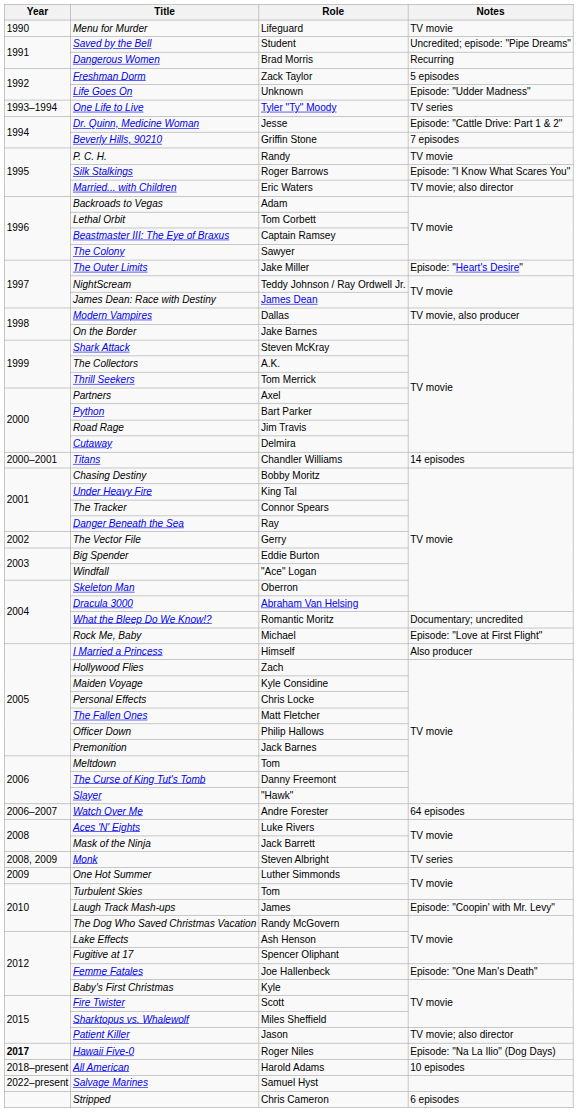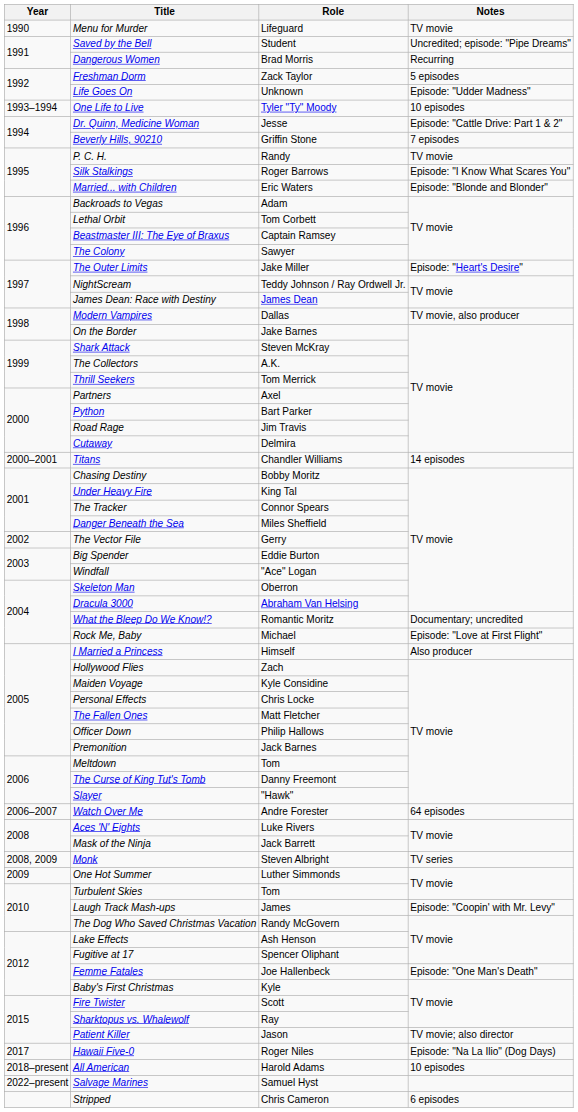(431, 108) TV series -> (437, 108) 10 episodes
(462, 188) TV movie; also director -> (479, 188) Episode: "Blonde and Blonder"
(270, 524) Ray -> (294, 524) Miles Sheffield
(294, 1019) Miles Sheffield -> (270, 1019) Ray
(18, 1051) bold -> (18, 1051) normal
